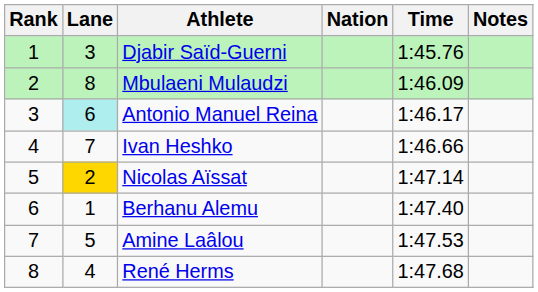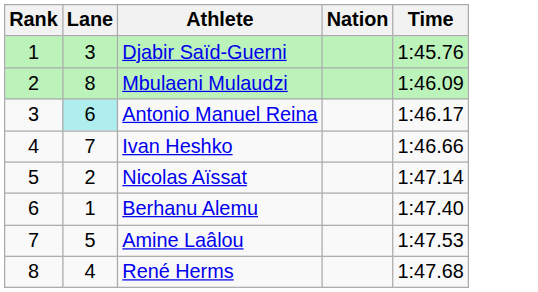- column: (500, 20)
(90, 177) gold background -> (90, 177) no background
